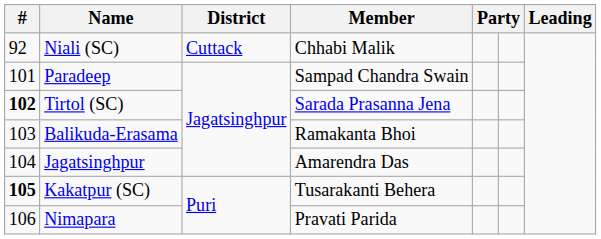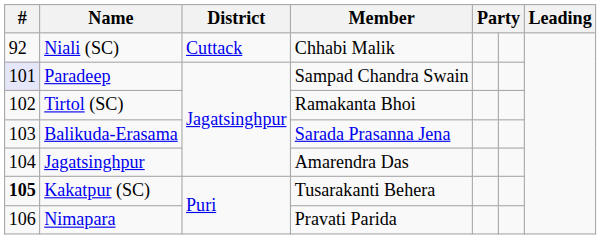(22, 76) no background -> (22, 76) lavender background
(22, 104) bold -> (22, 104) normal
(373, 104) Sarada Prasanna Jena -> (355, 104) Ramakanta Bhoi
(355, 133) Ramakanta Bhoi -> (373, 133) Sarada Prasanna Jena
